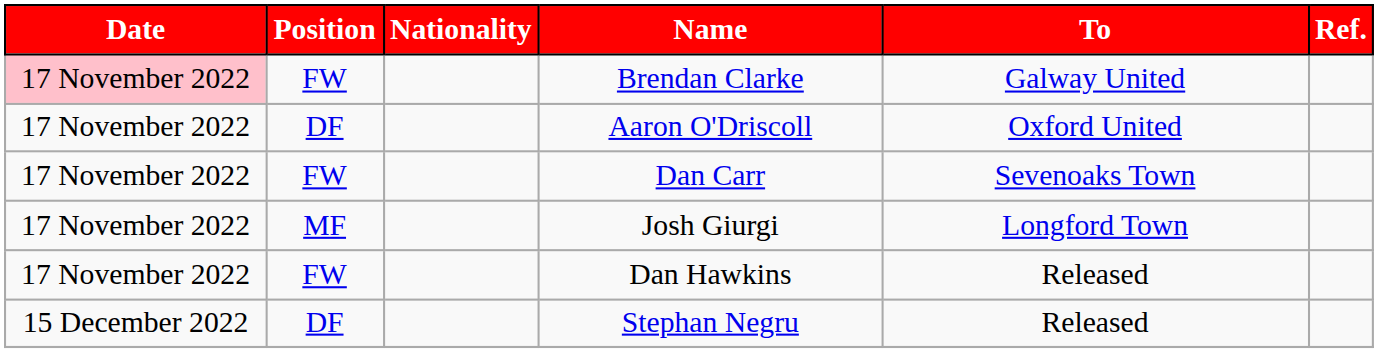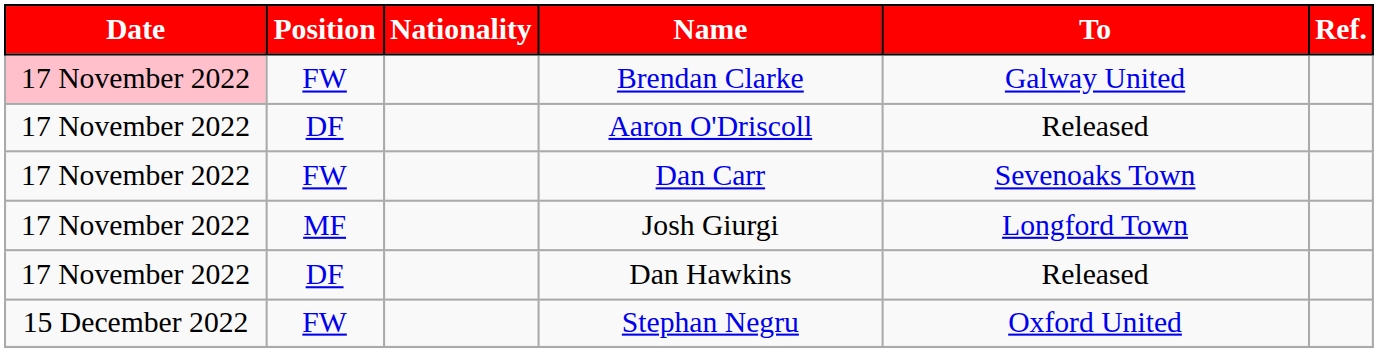(1095, 127) Oxford United -> (1095, 127) Released
(325, 273) FW -> (325, 273) DF
(325, 322) DF -> (325, 322) FW
(1095, 322) Released -> (1095, 322) Oxford United
